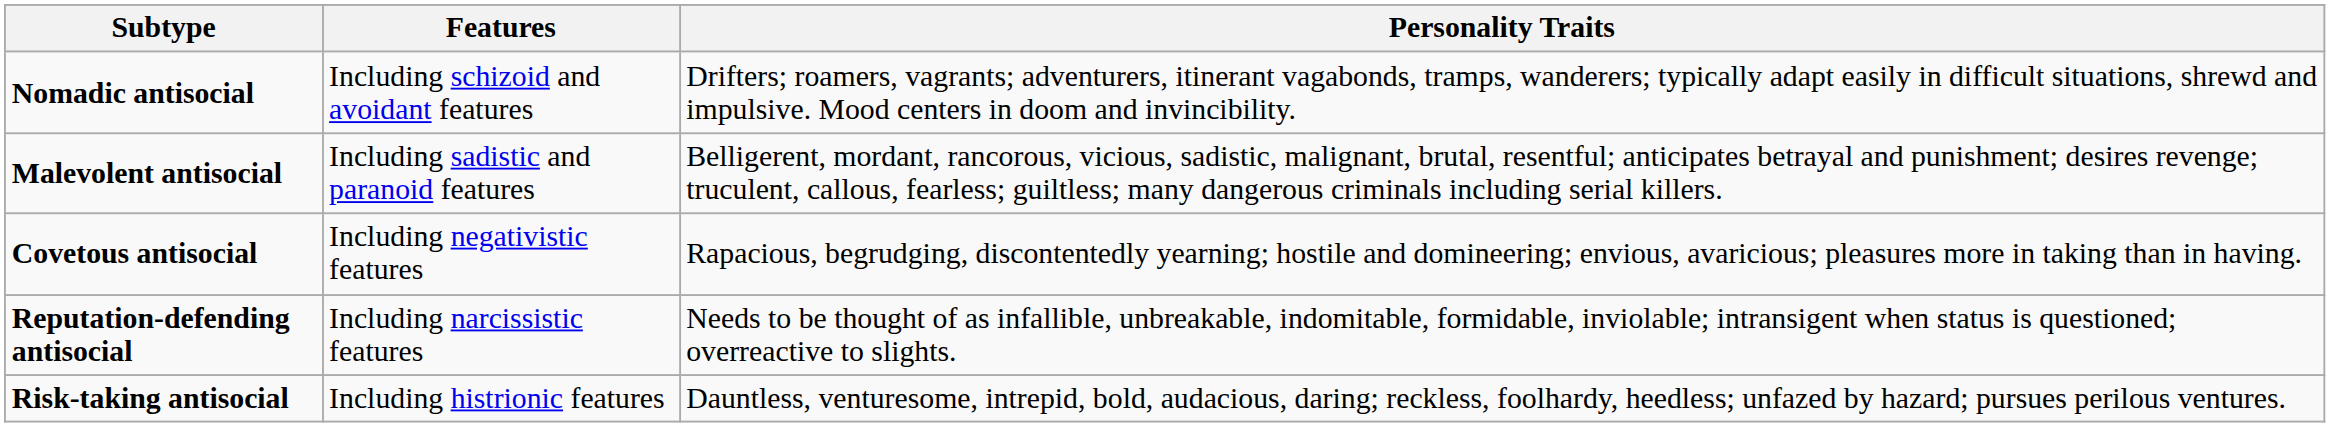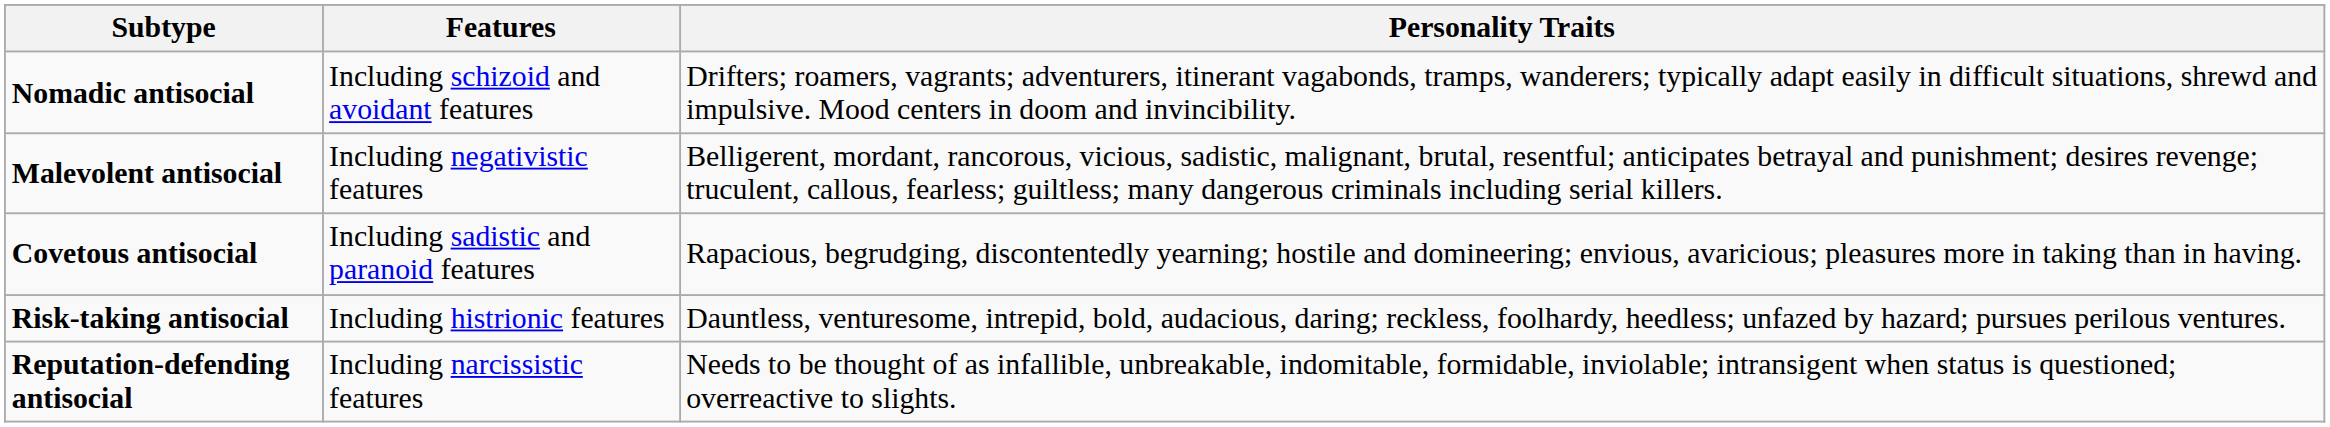(460, 172) Including sadistic and paranoid features -> (458, 172) Including negativistic features
(458, 253) Including negativistic features -> (460, 253) Including sadistic and paranoid features
rows swapped: (150, 398) <-> (151, 334)
